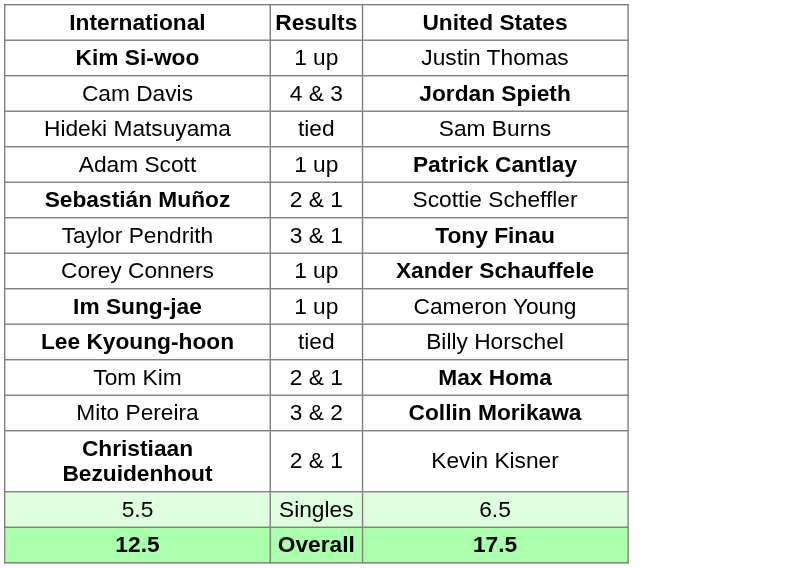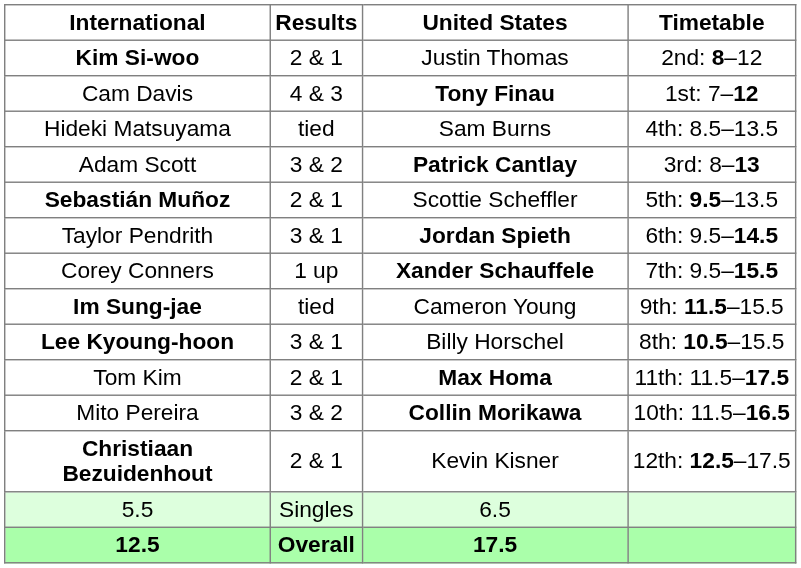+ column: (712, 22)
(316, 57) 1 up -> (316, 57) 2 & 1
(495, 93) Jordan Spieth -> (495, 93) Tony Finau
(316, 164) 1 up -> (316, 164) 3 & 2
(495, 235) Tony Finau -> (495, 235) Jordan Spieth
(316, 306) 1 up -> (316, 306) tied
(316, 341) tied -> (316, 341) 3 & 1
